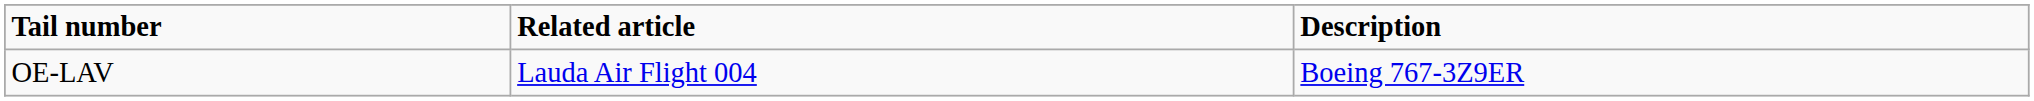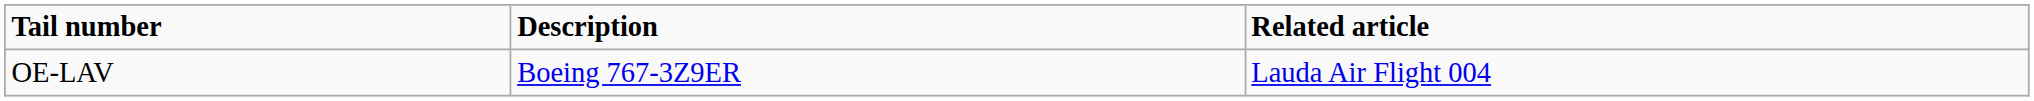columns swapped: (1371, 27) <-> (606, 27)
